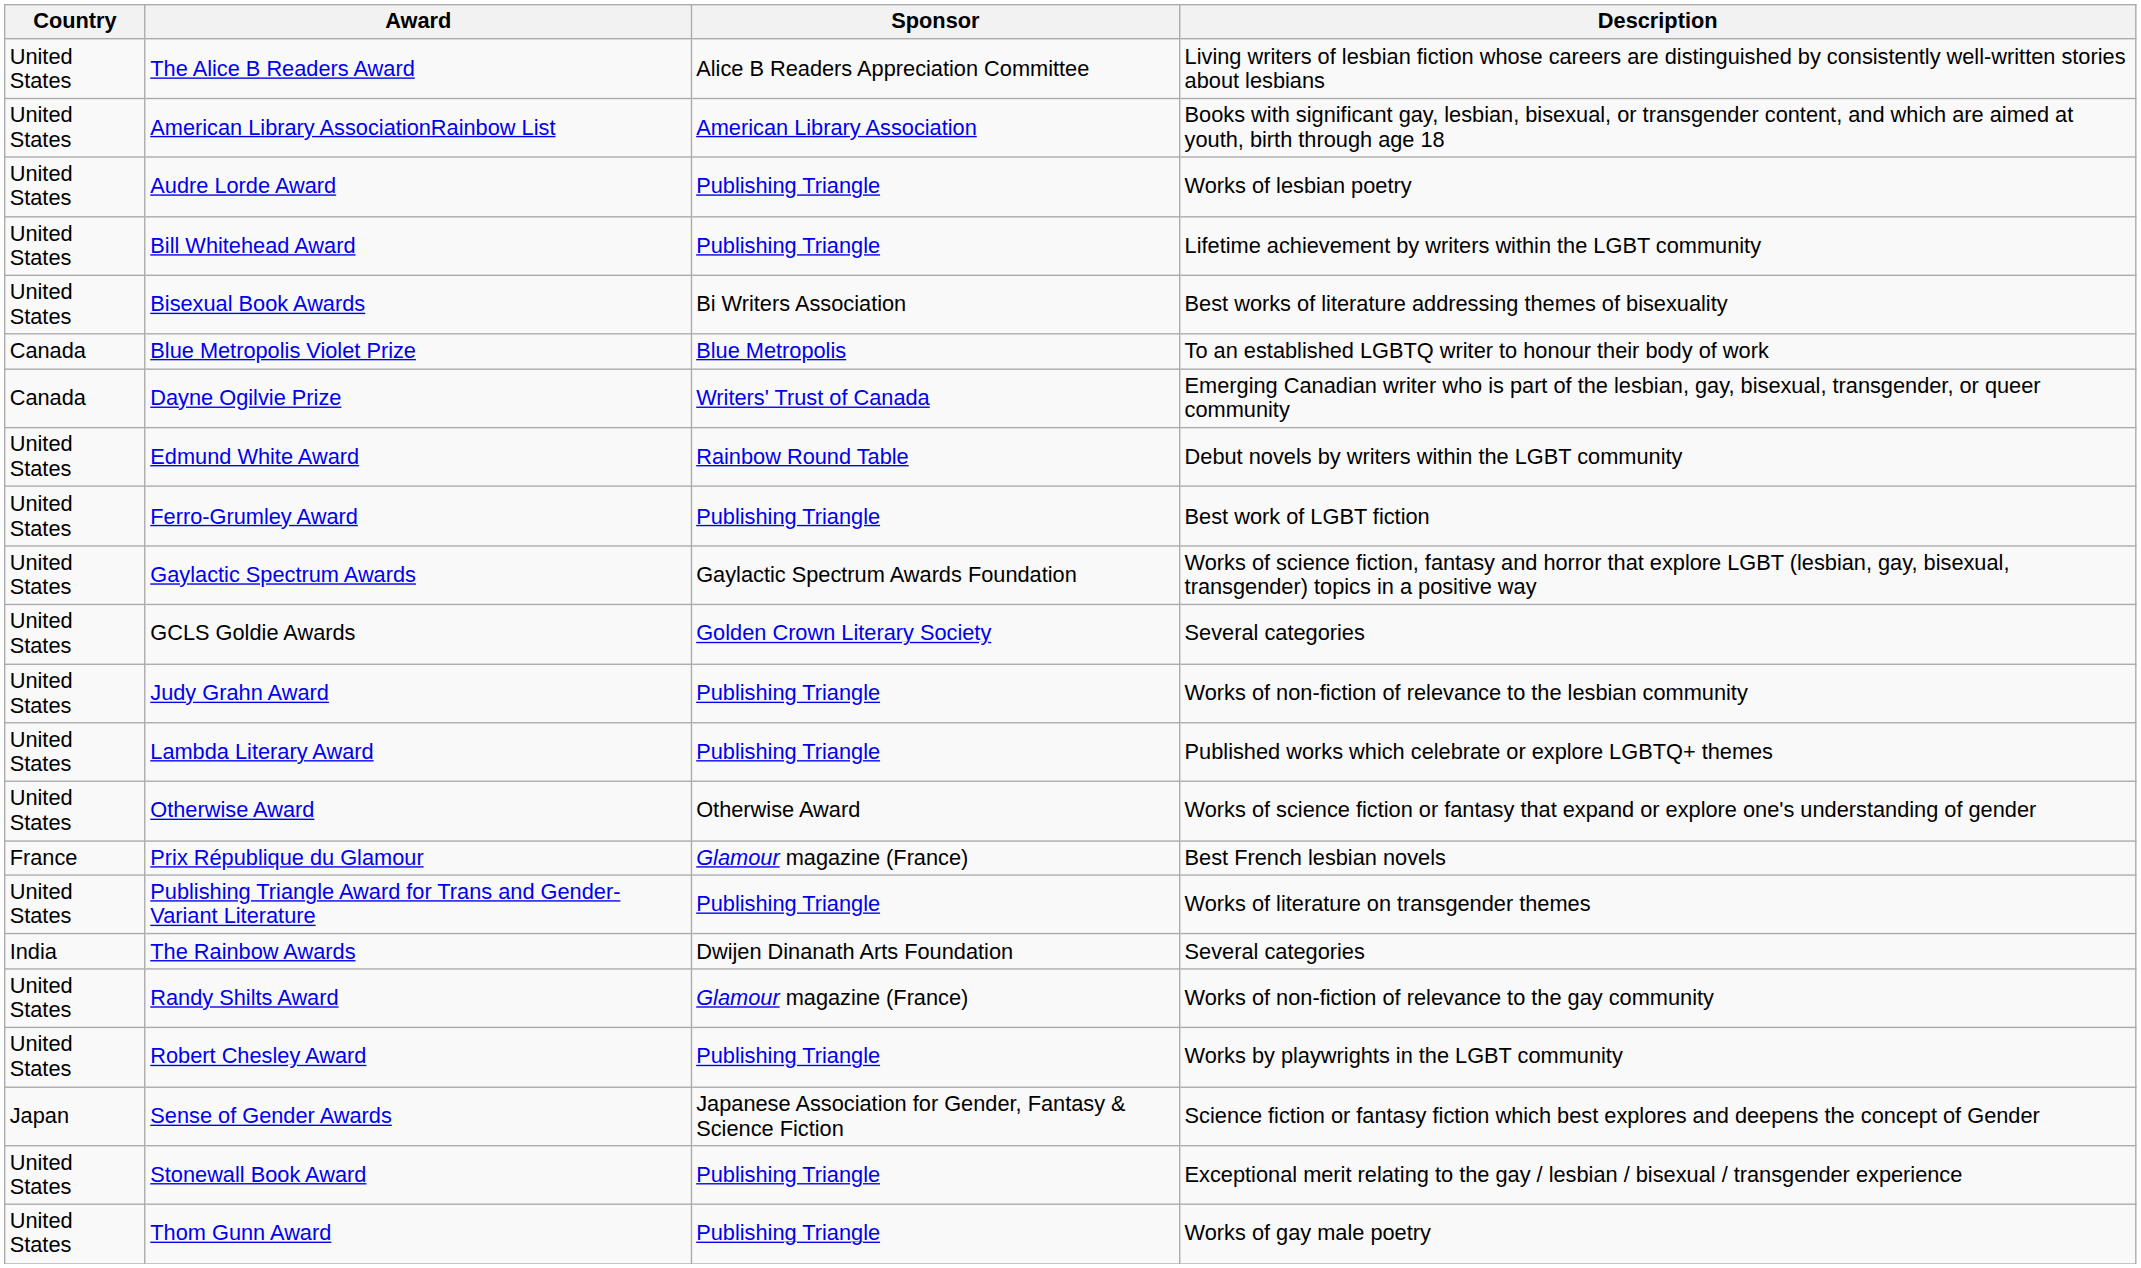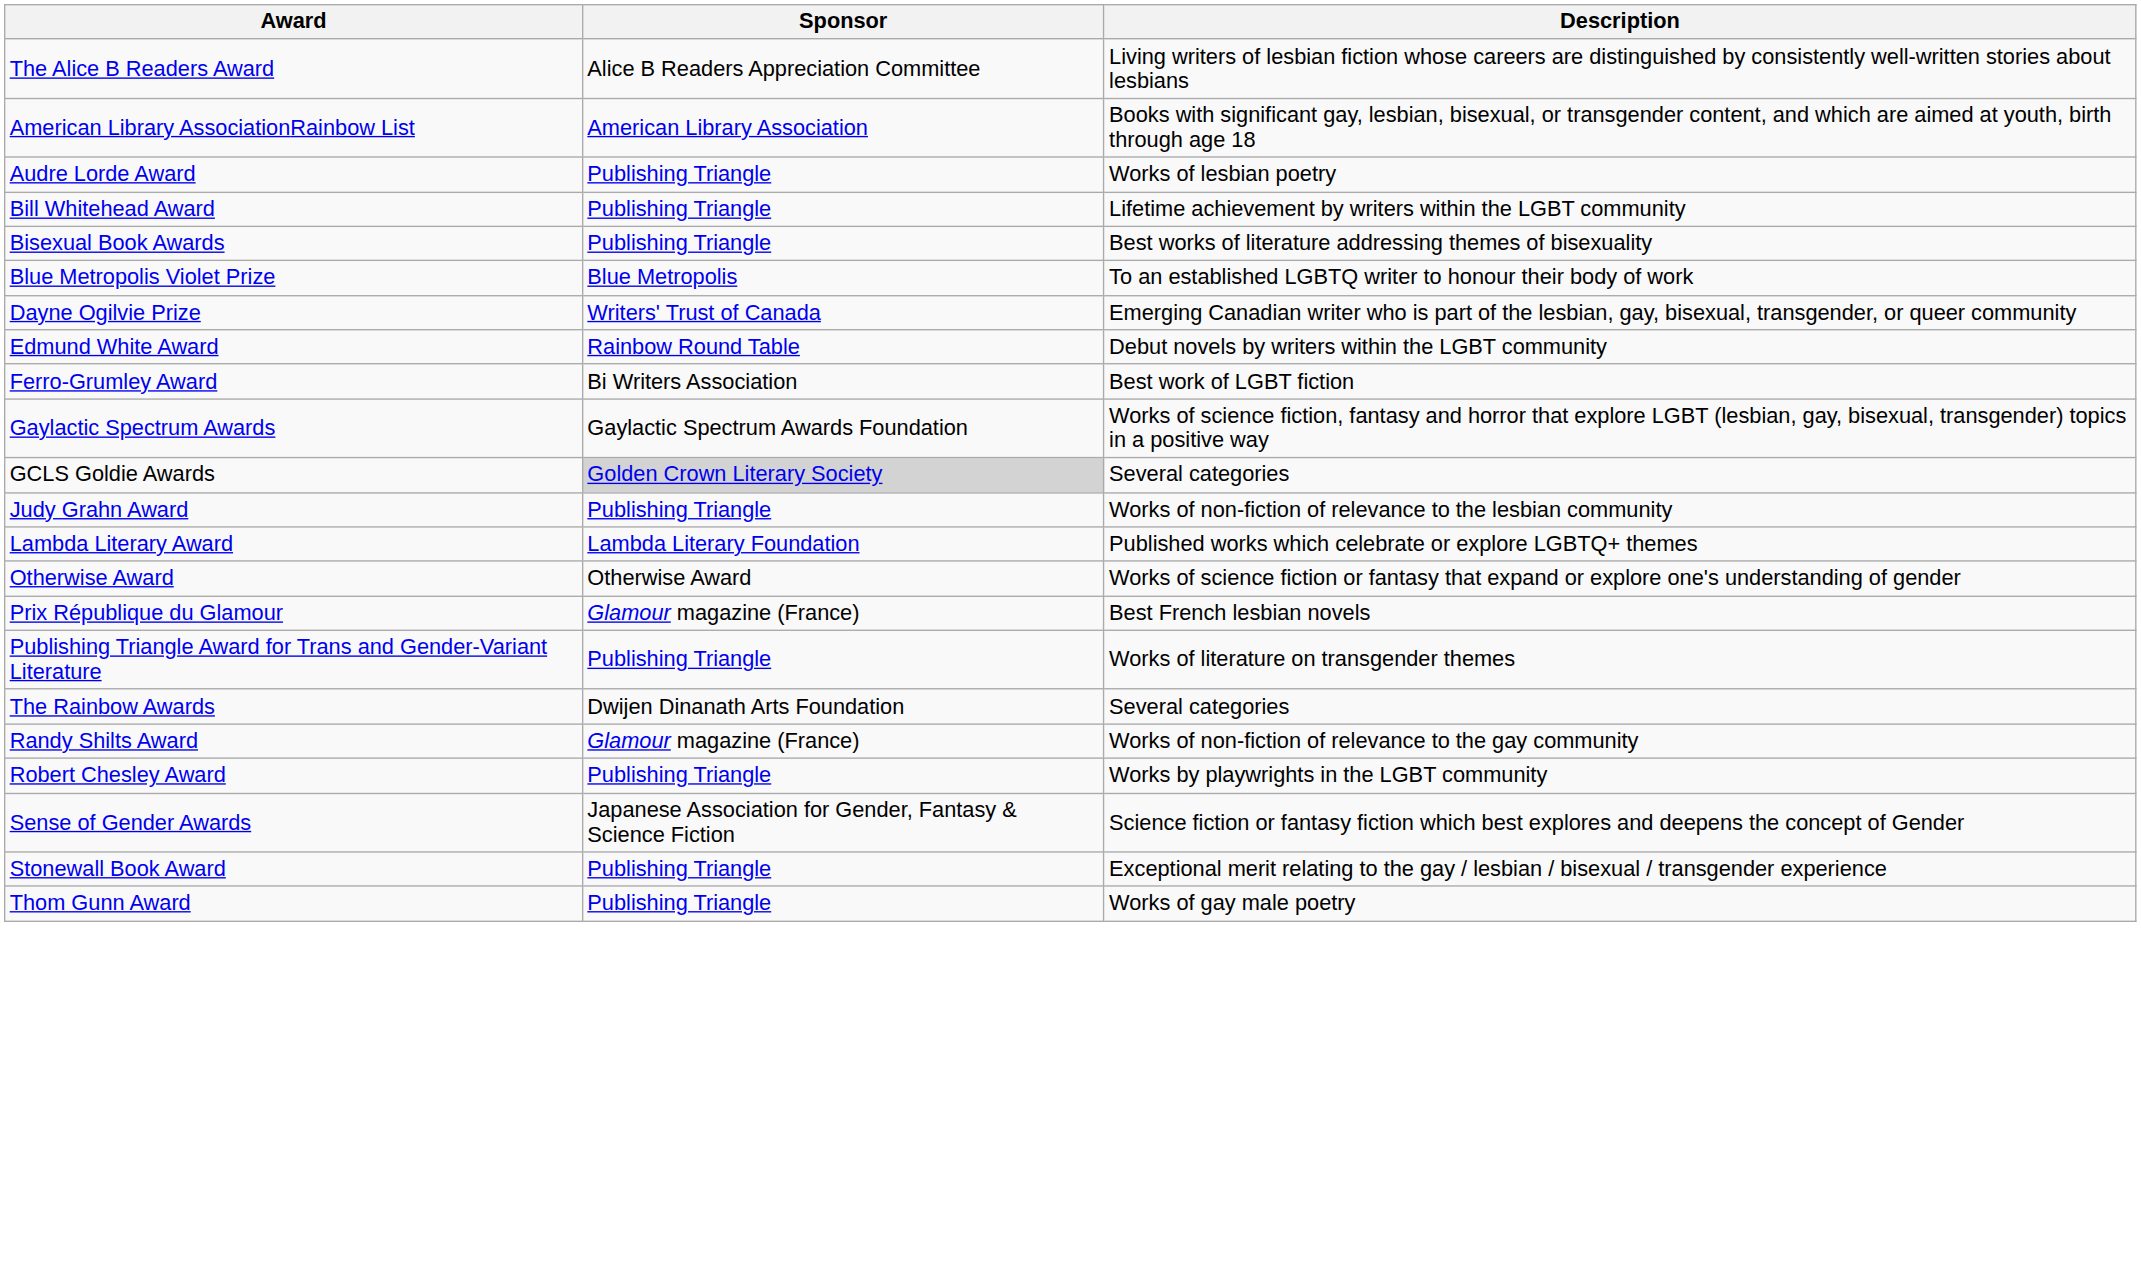- column: (75, 21)
(801, 304) Bi Writers Association -> (679, 243) Publishing Triangle
(788, 515) Publishing Triangle -> (692, 381) Bi Writers Association
(844, 633) no background -> (735, 474) lightgrey background
(788, 751) Publishing Triangle -> (723, 543) Lambda Literary Foundation
